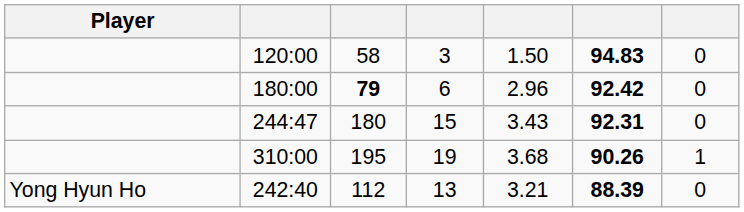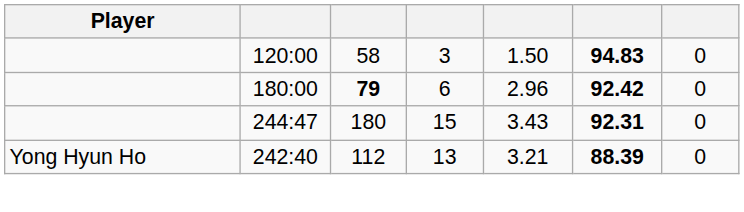- row: (285, 156)
